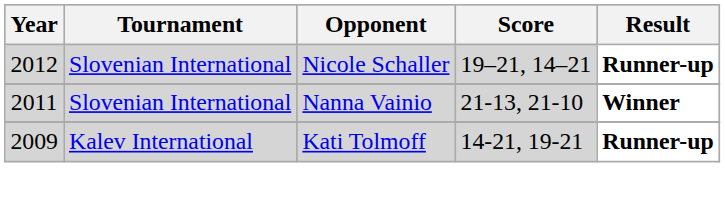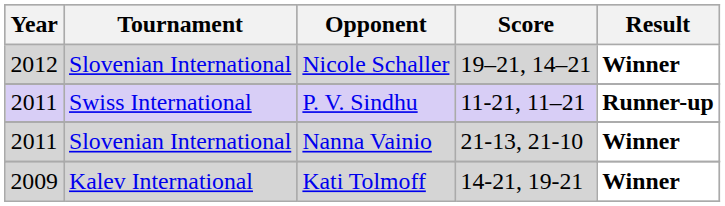(658, 63) Runner-up -> (641, 63) Winner
+ row: (360, 102)
(658, 142) Runner-up -> (641, 181) Winner
